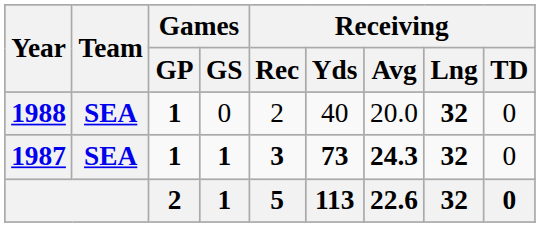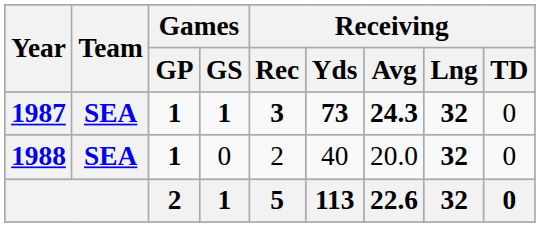rows swapped: (39, 156) <-> (39, 112)
